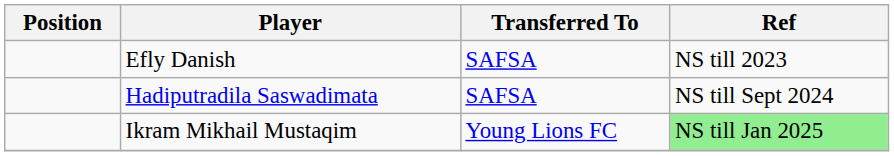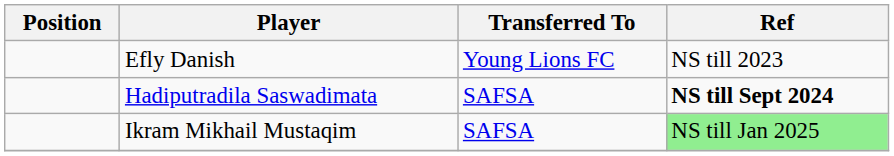(501, 58) SAFSA -> (539, 58) Young Lions FC
(754, 95) normal -> (752, 95) bold
(541, 131) Young Lions FC -> (499, 131) SAFSA
